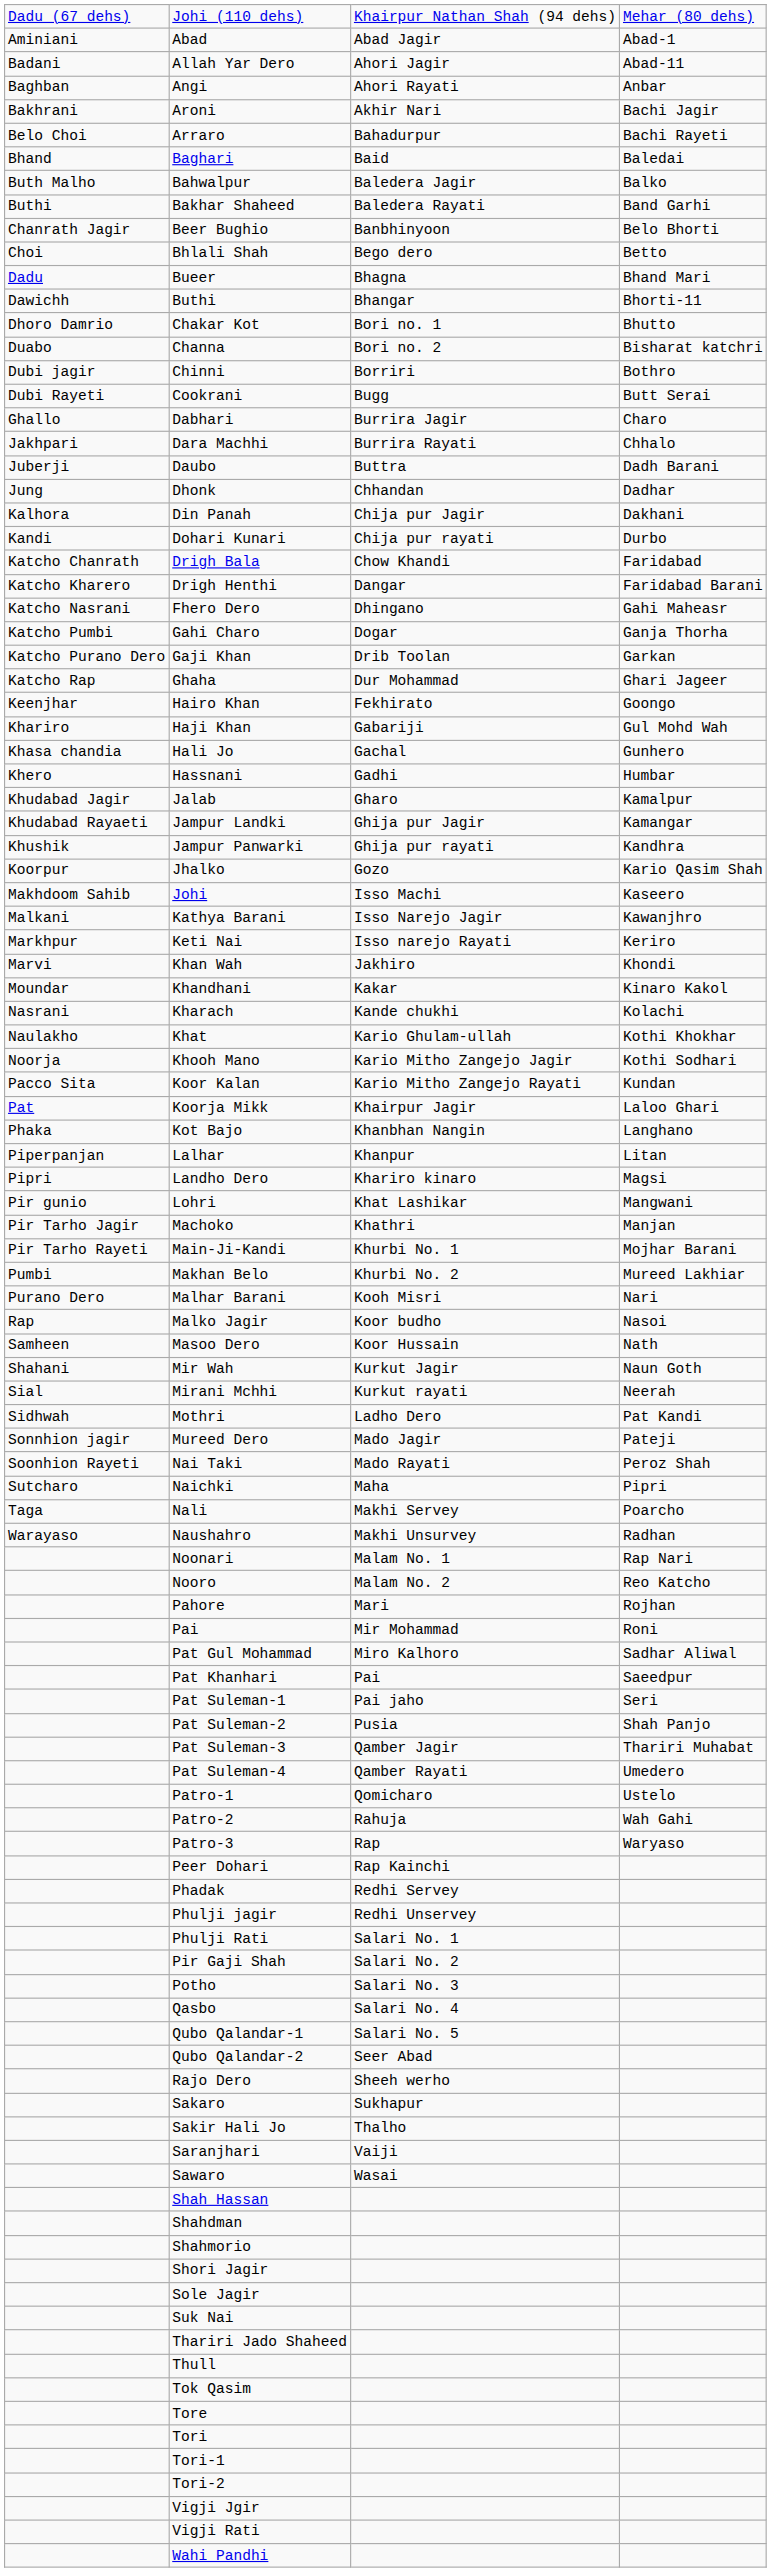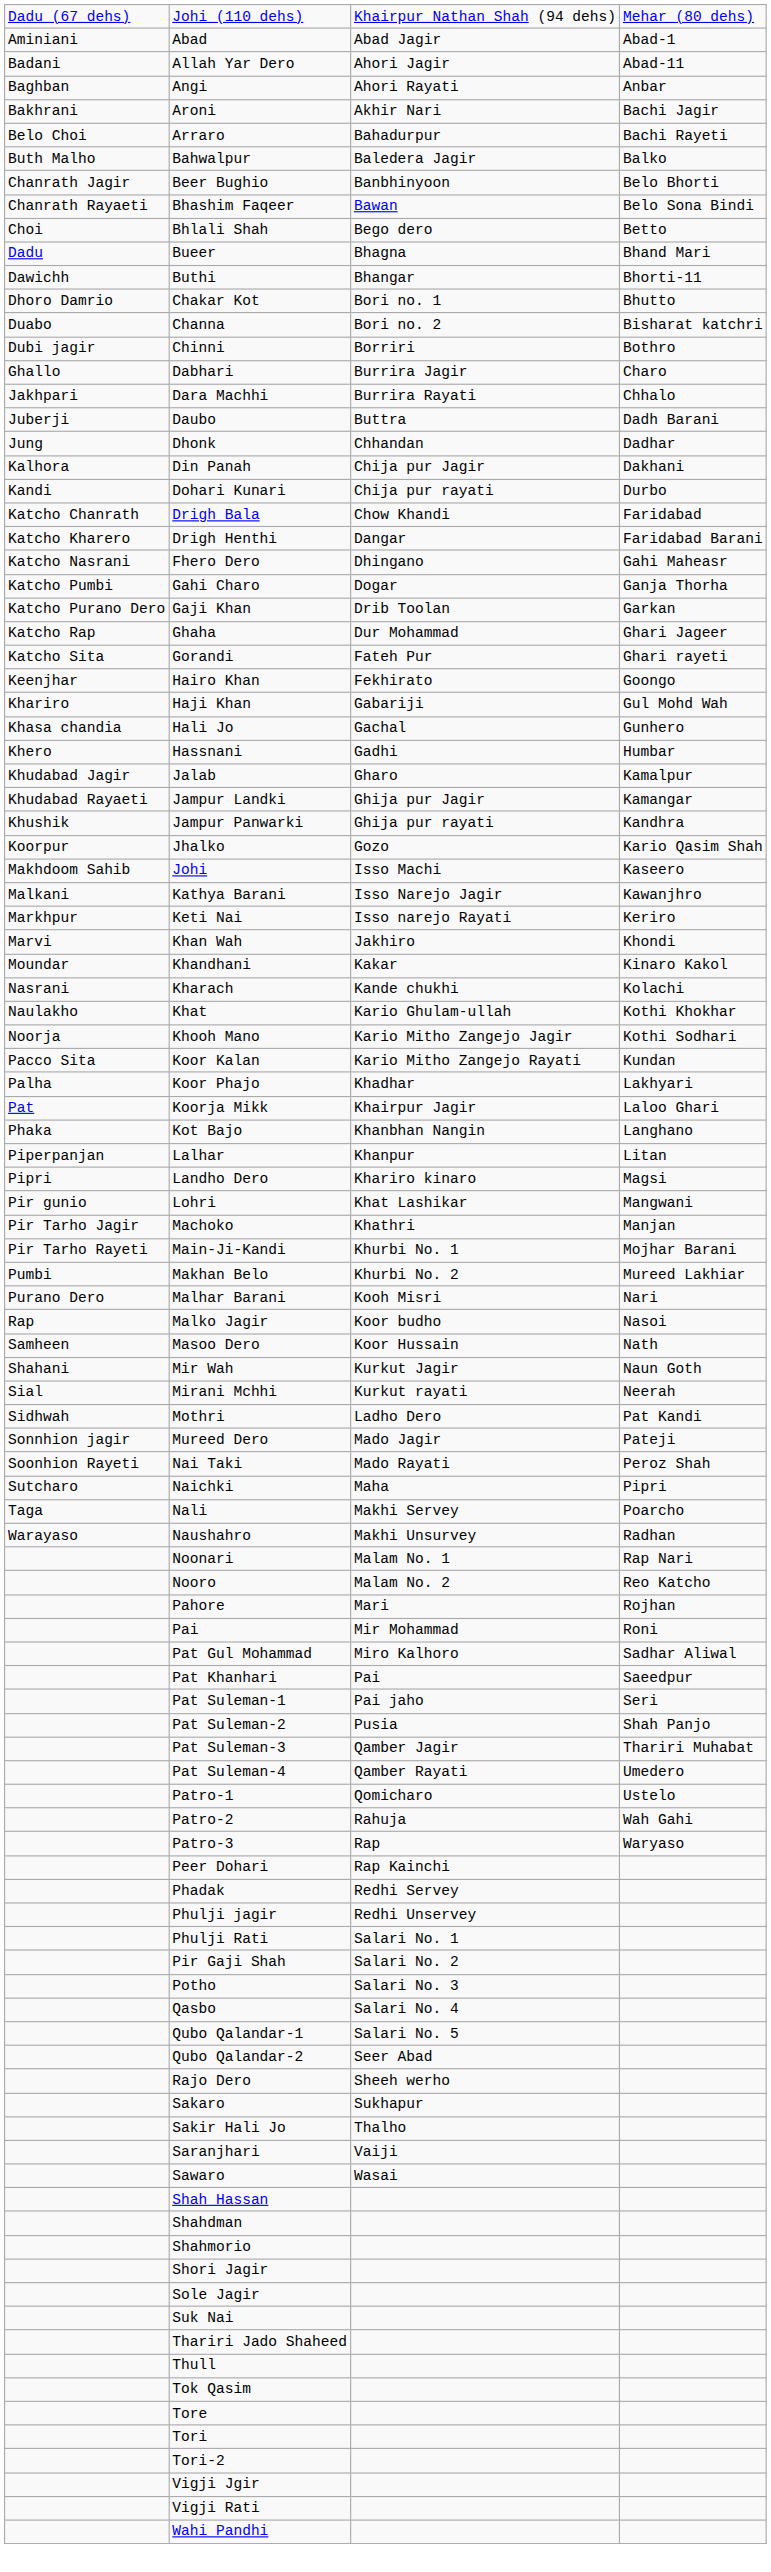- row: (203, 159)
- row: (233, 206)
+ row: (233, 206)
- row: (207, 396)
+ row: (203, 657)
+ row: (216, 1084)
- row: (198, 2461)
